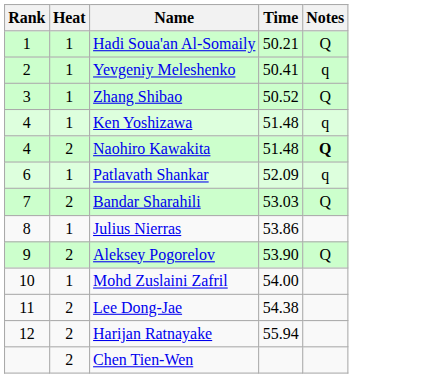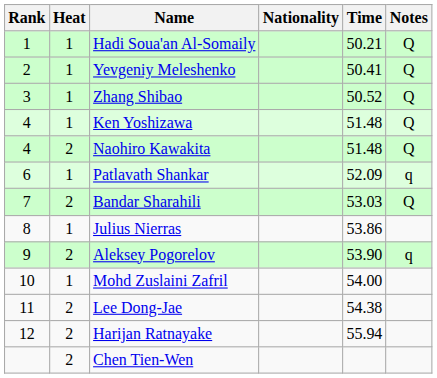+ column: (301, 17)
(325, 70) q -> (409, 70) Q
(325, 123) q -> (409, 123) Q
(325, 149) bold -> (409, 149) normal
(325, 254) Q -> (409, 254) q
